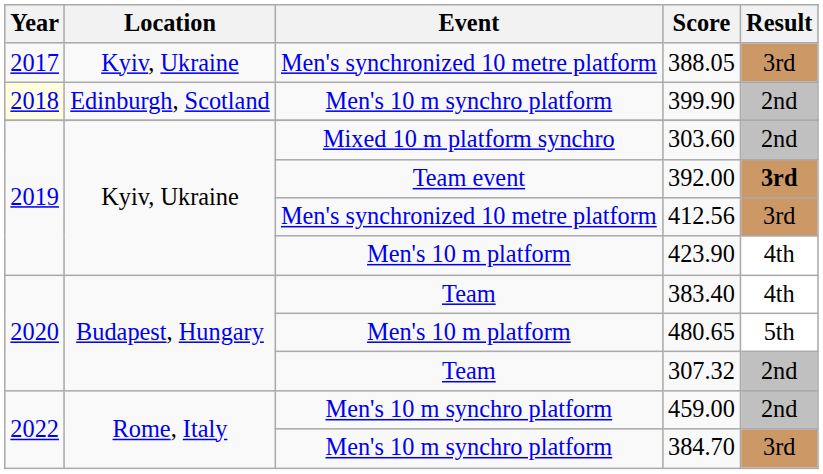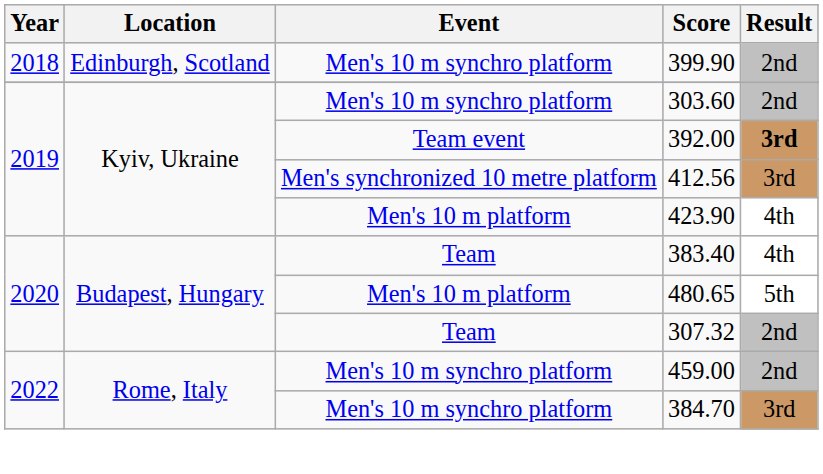- row: (701, 62)
(35, 100) lightyellow background -> (35, 62) no background
(469, 139) Mixed 10 m platform synchro -> (469, 100) Men's 10 m synchro platform
